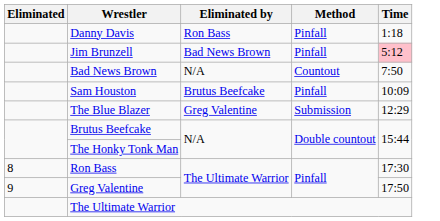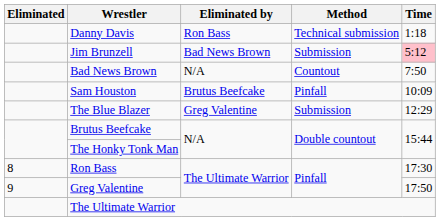(310, 33) Pinfall -> (347, 33) Technical submission
(310, 52) Pinfall -> (323, 52) Submission
